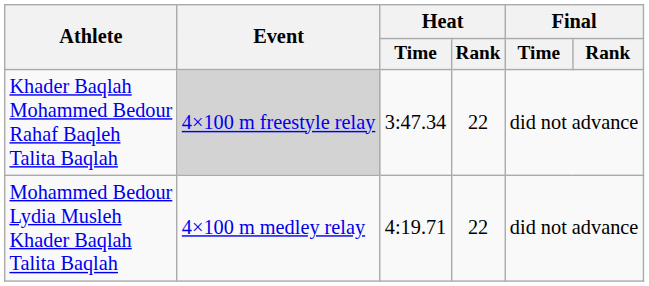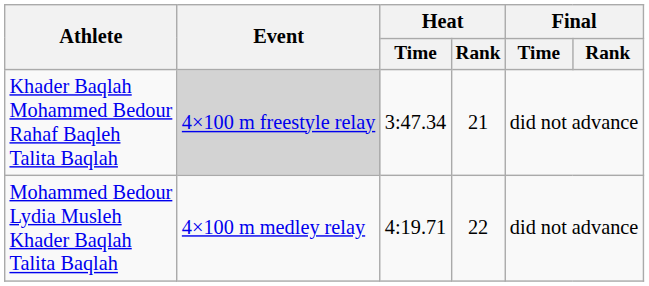(478, 122) 22 -> (478, 122) 21
